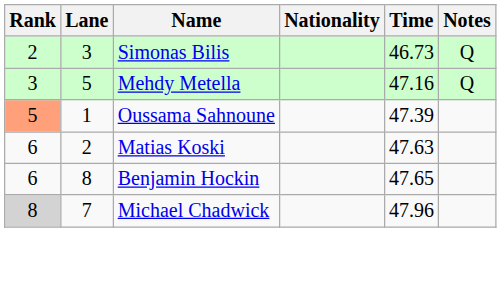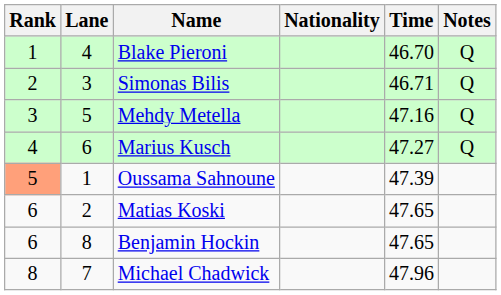+ row: (172, 52)
(411, 52) 46.73 -> (411, 83) 46.71
+ row: (174, 147)
(411, 147) 47.63 -> (411, 210) 47.65
(33, 210) lightgrey background -> (33, 274) no background
